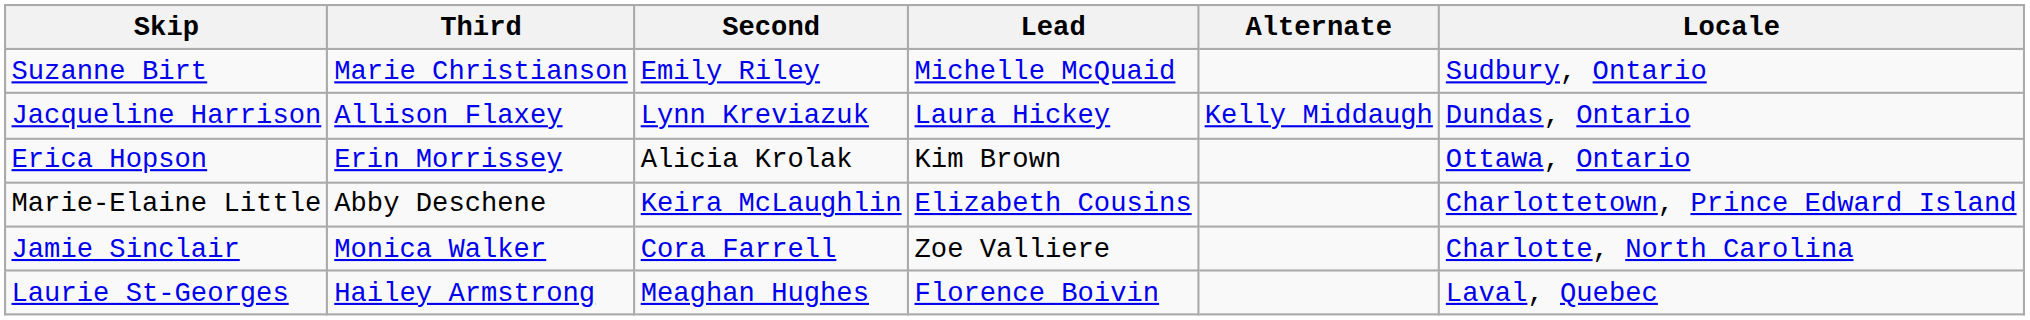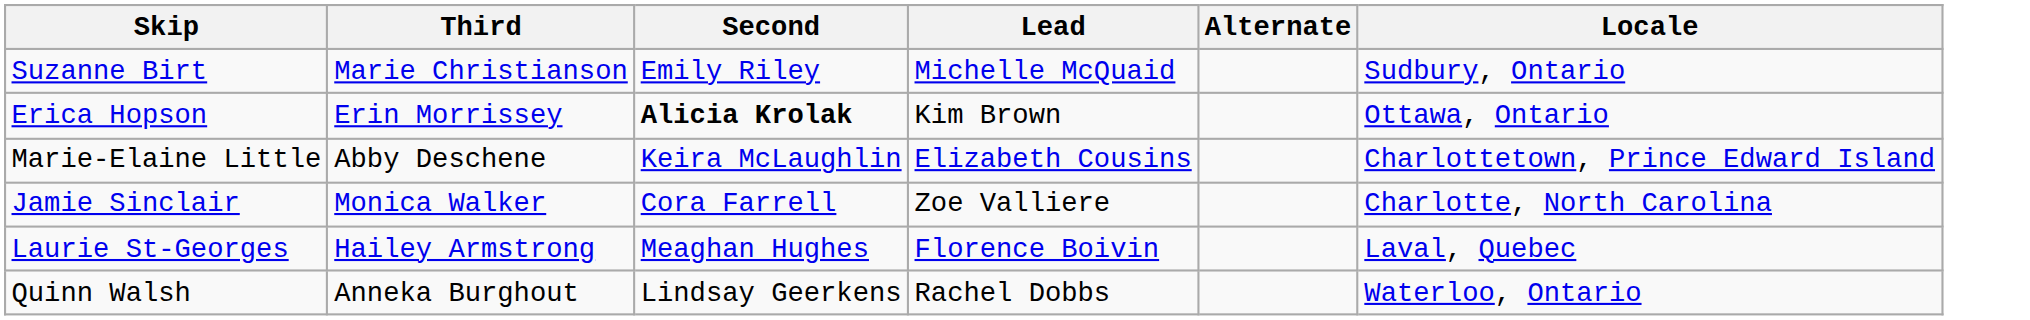- row: (166, 116)
(747, 160) normal -> (747, 116) bold
+ row: (101, 293)
